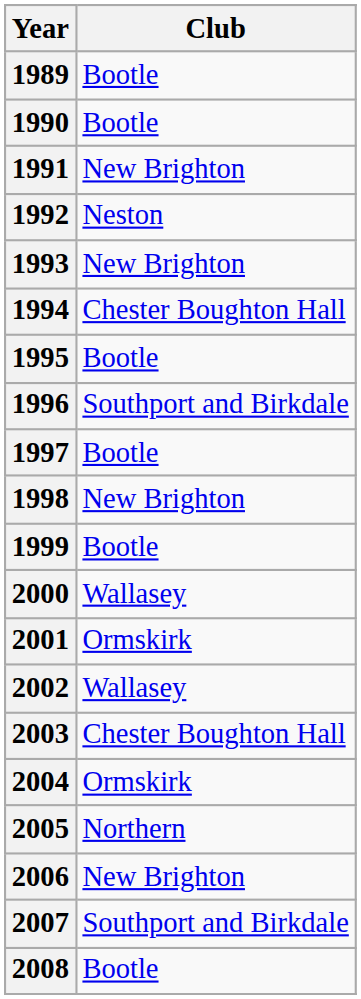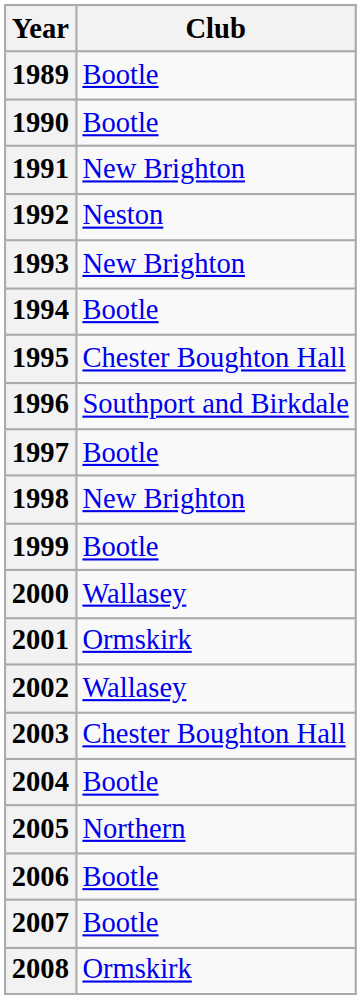(214, 310) Chester Boughton Hall -> (120, 310) Bootle
(120, 357) Bootle -> (214, 357) Chester Boughton Hall
(137, 781) Ormskirk -> (120, 781) Bootle
(164, 875) New Brighton -> (120, 875) Bootle
(216, 922) Southport and Birkdale -> (120, 922) Bootle
(120, 970) Bootle -> (137, 970) Ormskirk
